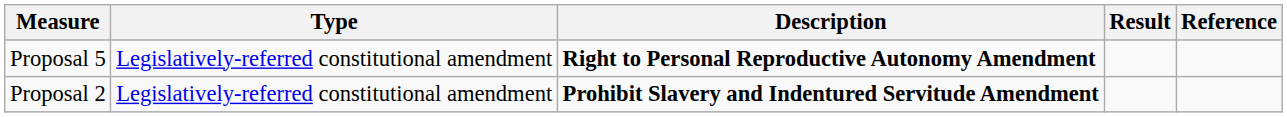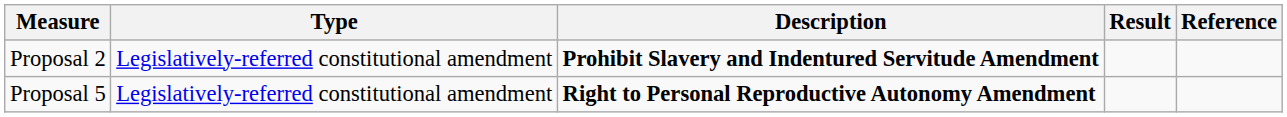rows swapped: (58, 93) <-> (58, 58)
